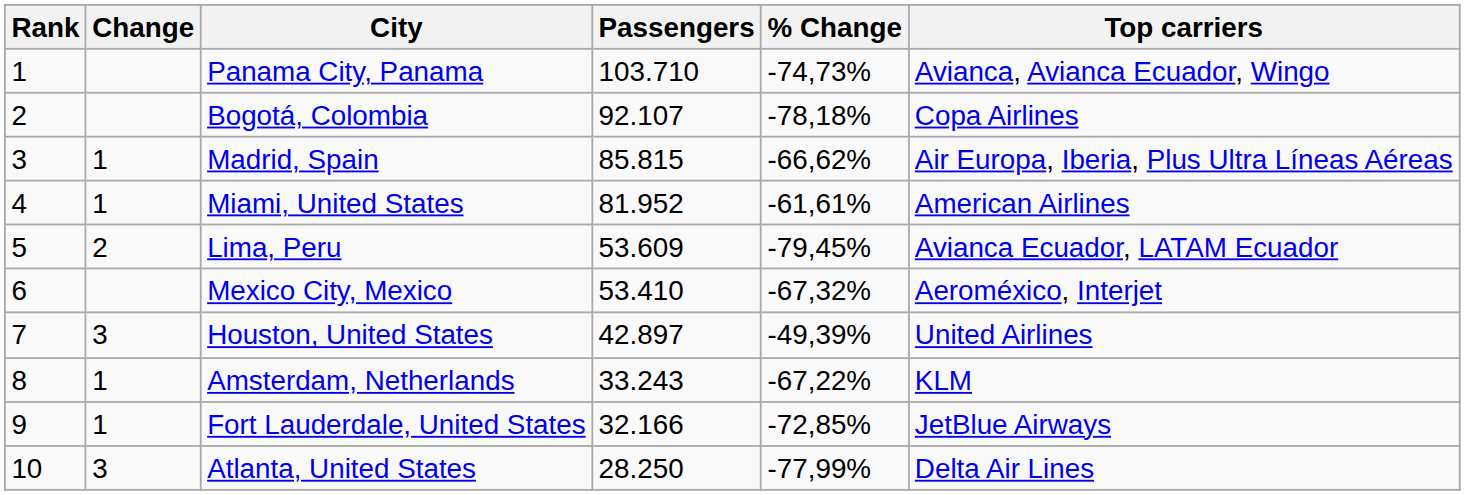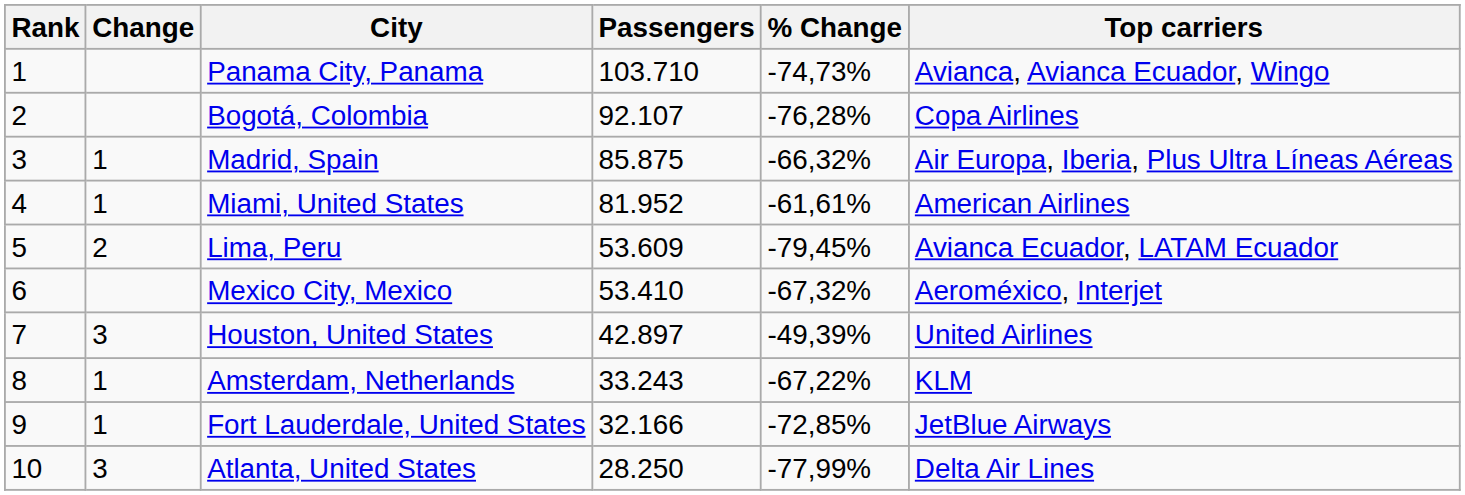(819, 115) -78,18% -> (819, 115) -76,28%
(641, 159) 85.815 -> (641, 159) 85.875
(819, 159) -66,62% -> (819, 159) -66,32%
